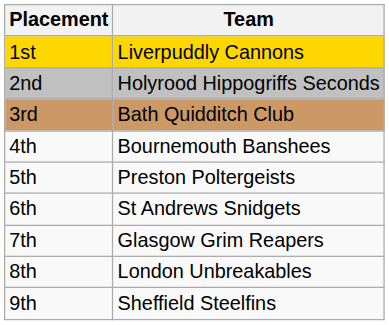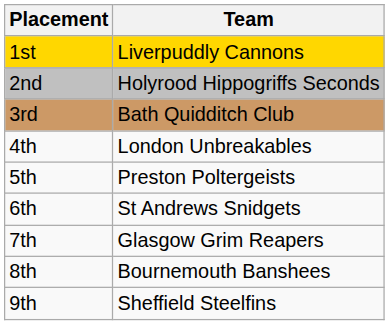(224, 146) Bournemouth Banshees -> (215, 146) London Unbreakables
(215, 271) London Unbreakables -> (224, 271) Bournemouth Banshees
